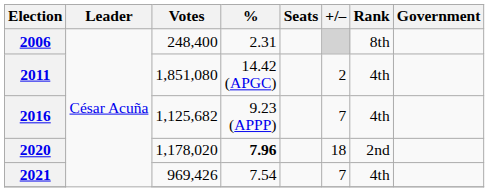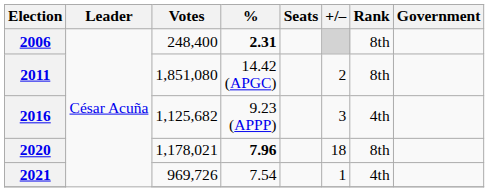(263, 41) normal -> (263, 41) bold
(380, 74) 4th -> (380, 74) 8th
(342, 116) 7 -> (342, 116) 3
(187, 150) 1,178,020 -> (187, 150) 1,178,021
(378, 150) 2nd -> (380, 150) 8th
(192, 174) 969,426 -> (192, 174) 969,726
(342, 174) 7 -> (342, 174) 1
